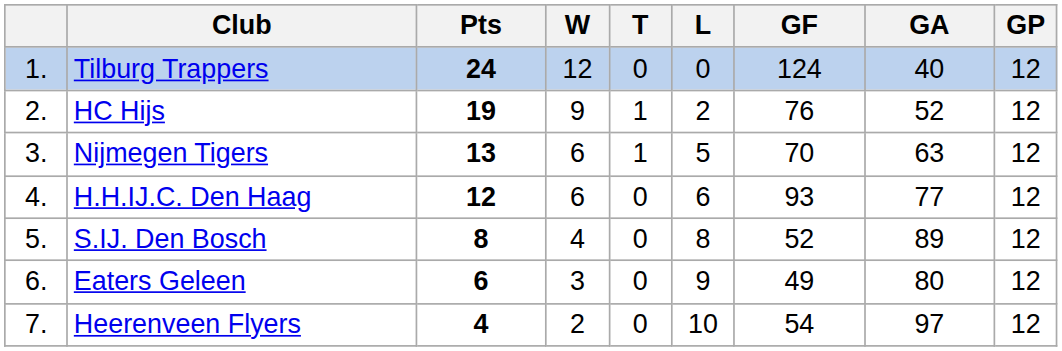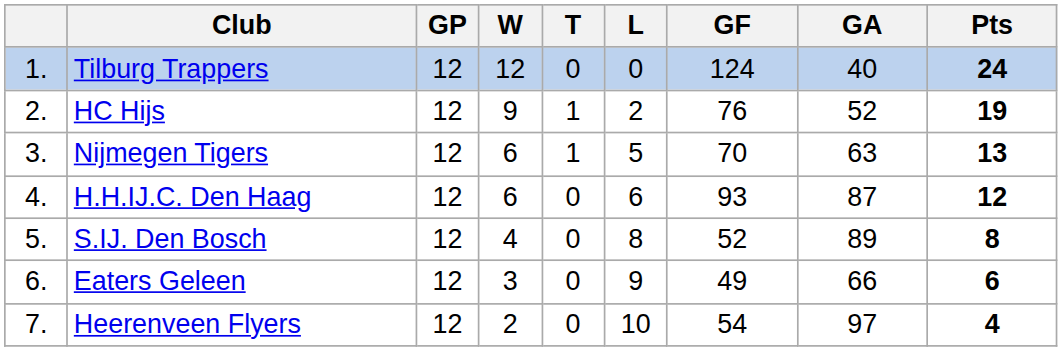columns swapped: (1026, 25) <-> (481, 25)
(929, 196) 77 -> (862, 196) 87
(929, 281) 80 -> (862, 281) 66
